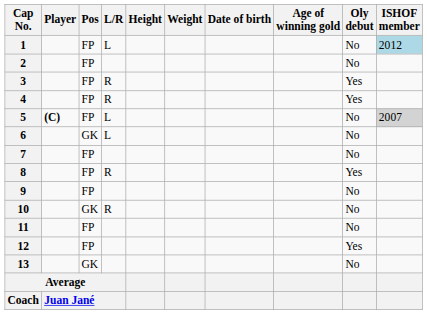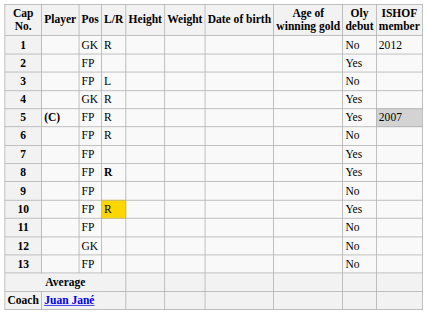(88, 44) FP -> (90, 44) GK
(108, 44) L -> (108, 44) R
(390, 44) lightblue background -> (390, 44) no background
(352, 63) No -> (354, 63) Yes
(108, 81) R -> (108, 81) L
(354, 81) Yes -> (352, 81) No
(88, 99) FP -> (90, 99) GK
(108, 117) L -> (108, 117) R
(352, 117) No -> (354, 117) Yes
(90, 136) GK -> (88, 136) FP
(108, 136) L -> (108, 136) R
(352, 154) No -> (354, 154) Yes
(108, 172) normal -> (108, 172) bold
(90, 209) GK -> (88, 209) FP
(108, 209) no background -> (108, 209) gold background
(352, 209) No -> (354, 209) Yes
(88, 245) FP -> (90, 245) GK
(354, 245) Yes -> (352, 245) No
(90, 264) GK -> (88, 264) FP
